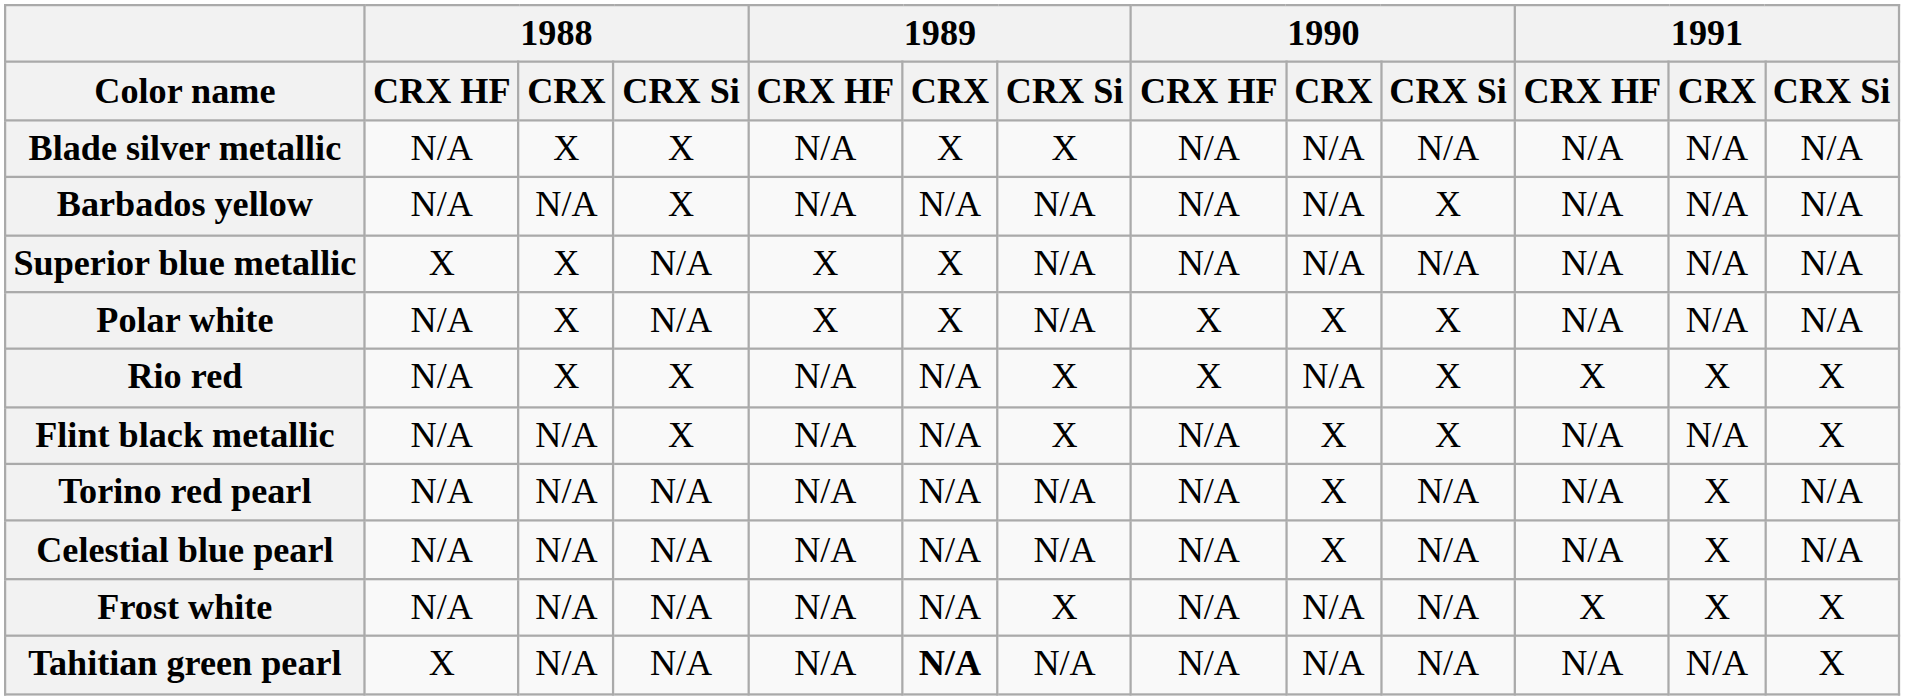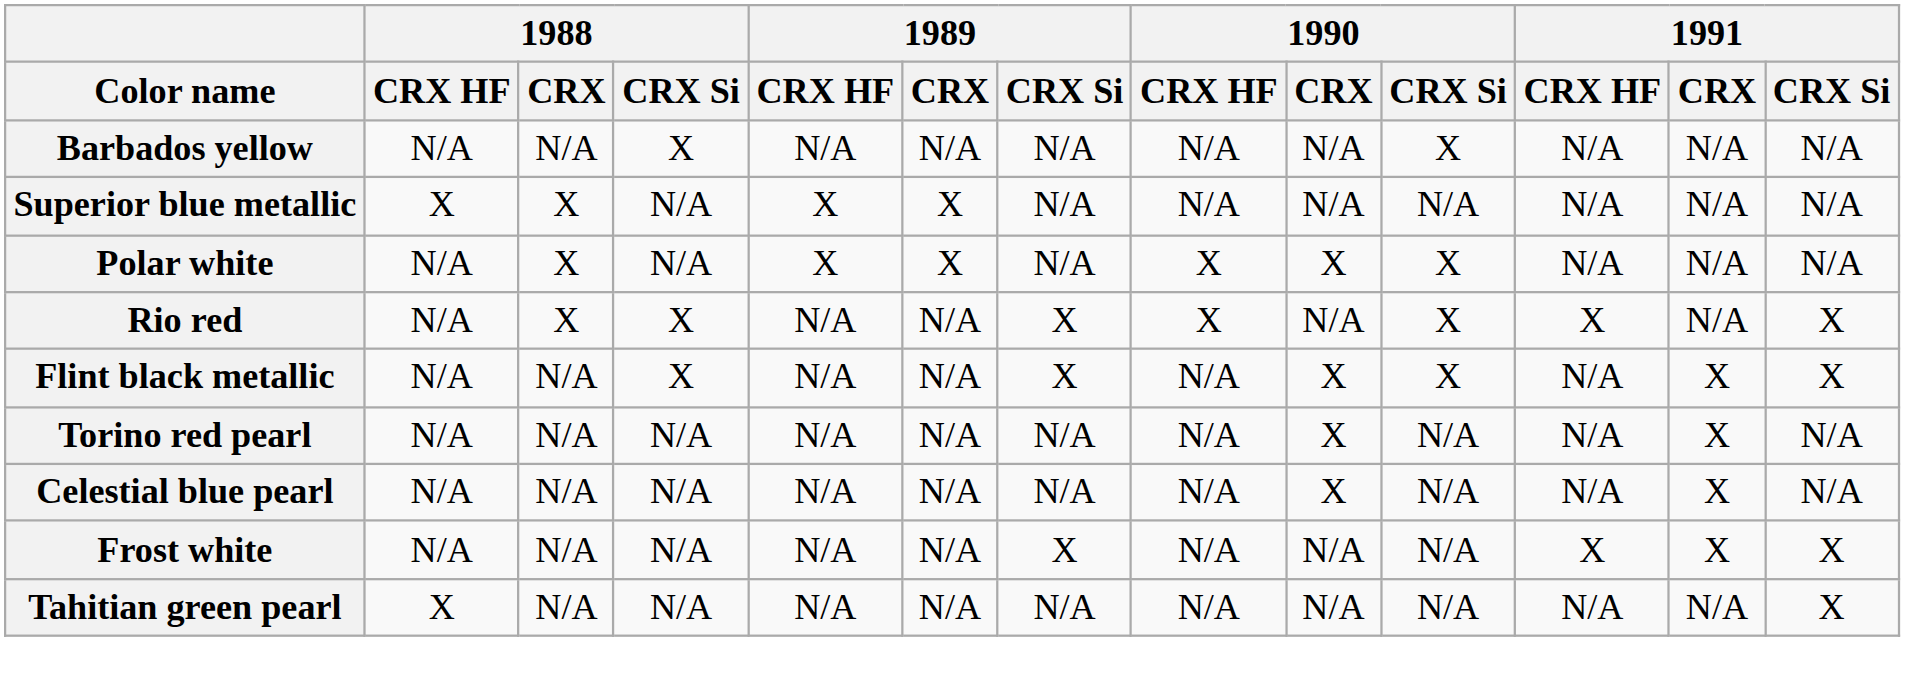- row: (185, 147)
(1717, 377) X -> (1717, 319) N/A
(1717, 434) N/A -> (1717, 377) X
(950, 663) bold -> (950, 606) normal
